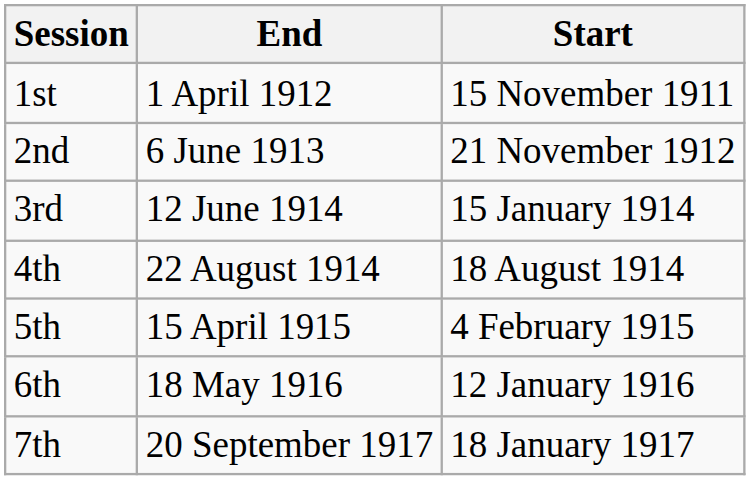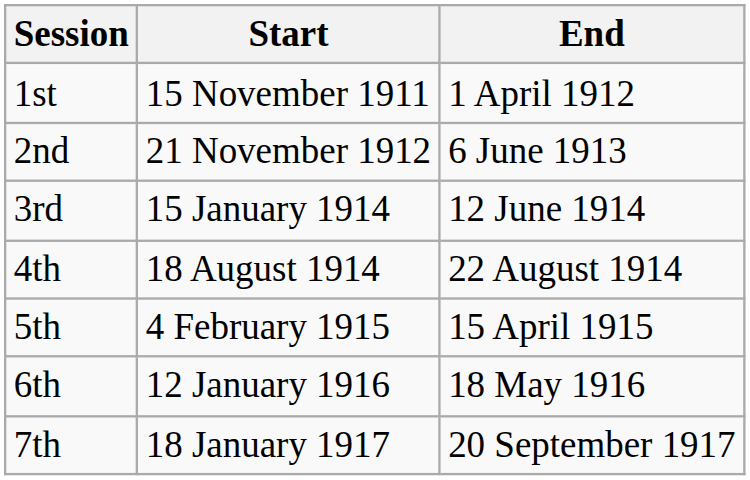columns swapped: (593, 33) <-> (289, 33)
